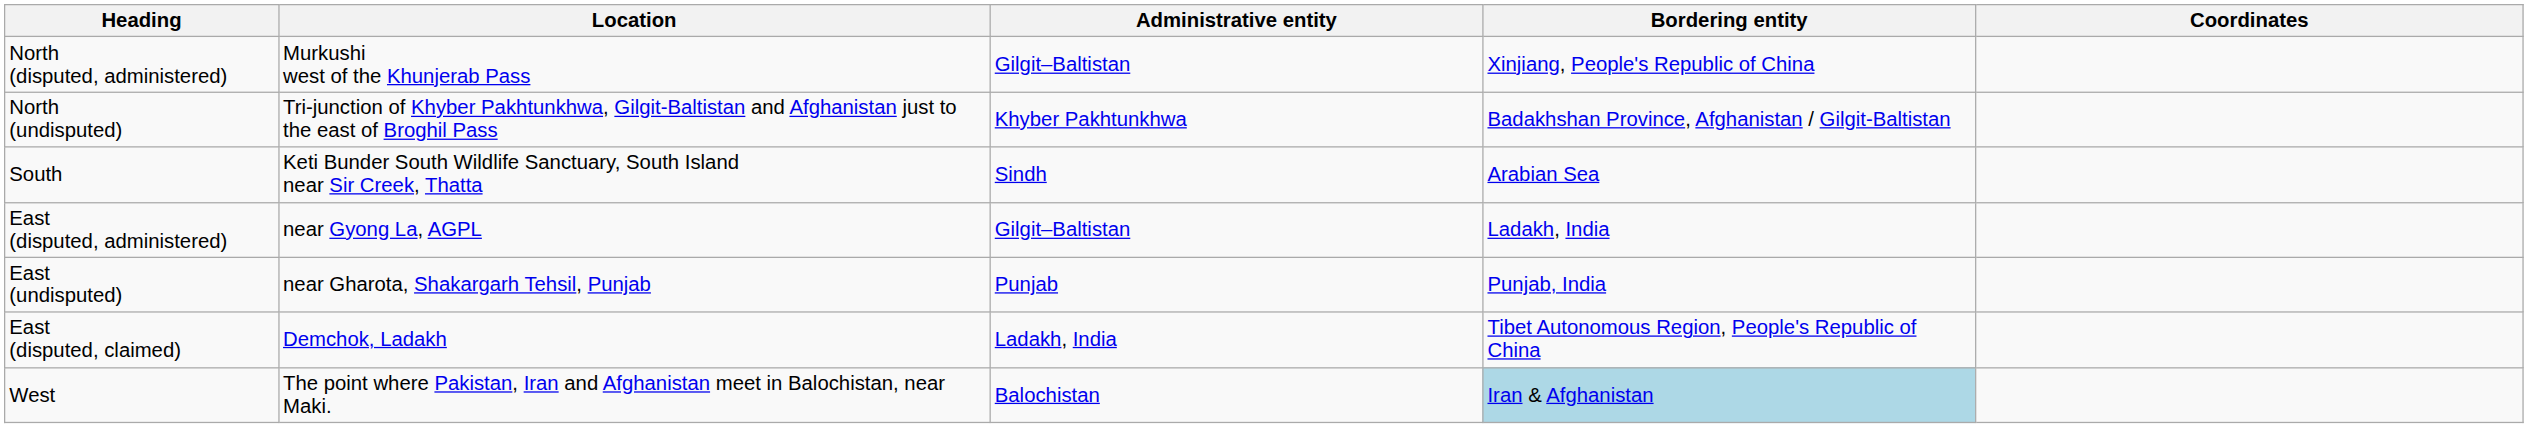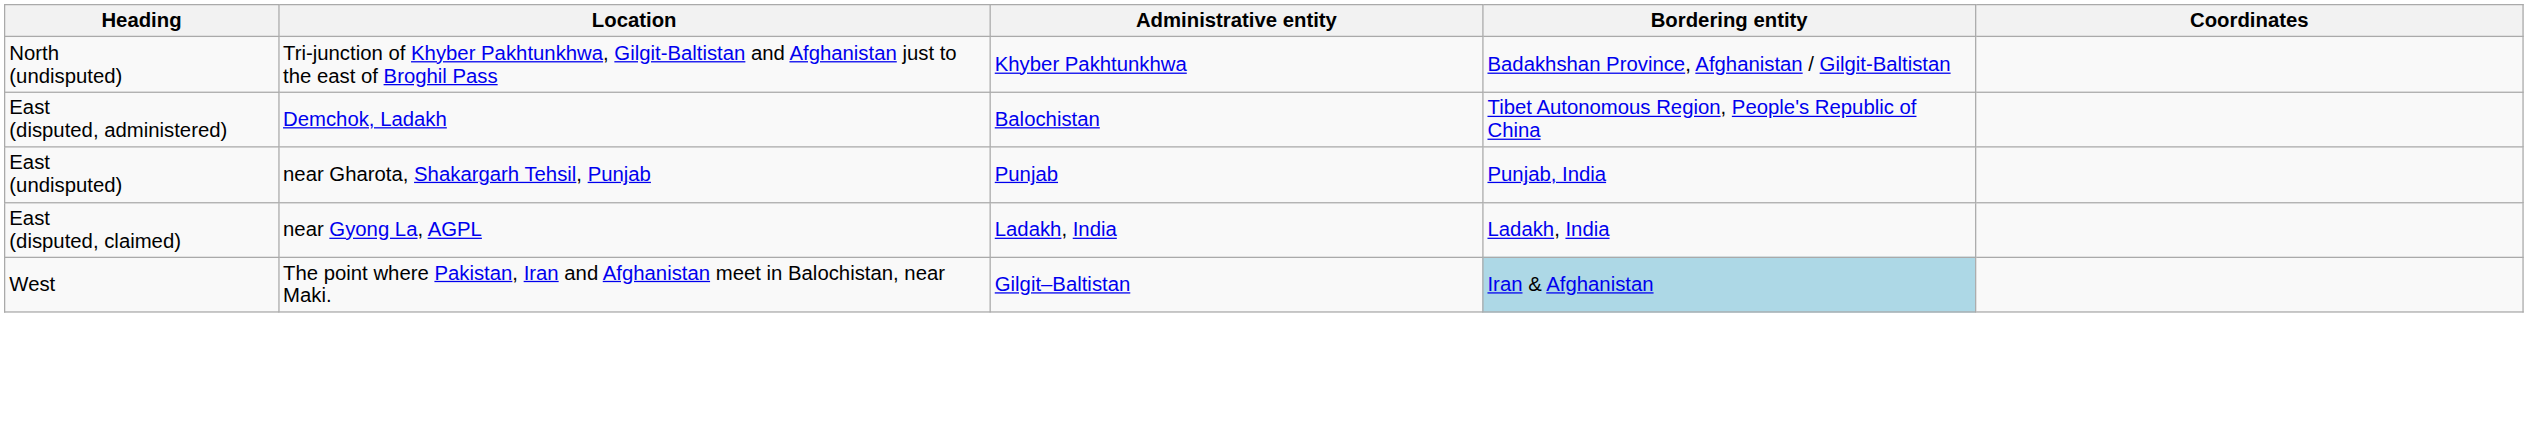- row: (118, 64)
- row: (36, 174)
(382, 229) near Gyong La, AGPL -> (365, 119) Demchok, Ladakh
(1063, 229) Gilgit–Baltistan -> (1047, 119) Balochistan
(1548, 229) Ladakh, India -> (1702, 119) Tibet Autonomous Region, People's Republic of China
(365, 339) Demchok, Ladakh -> (382, 229) near Gyong La, AGPL
(1702, 339) Tibet Autonomous Region, People's Republic of China -> (1548, 229) Ladakh, India
(1047, 394) Balochistan -> (1063, 284) Gilgit–Baltistan
